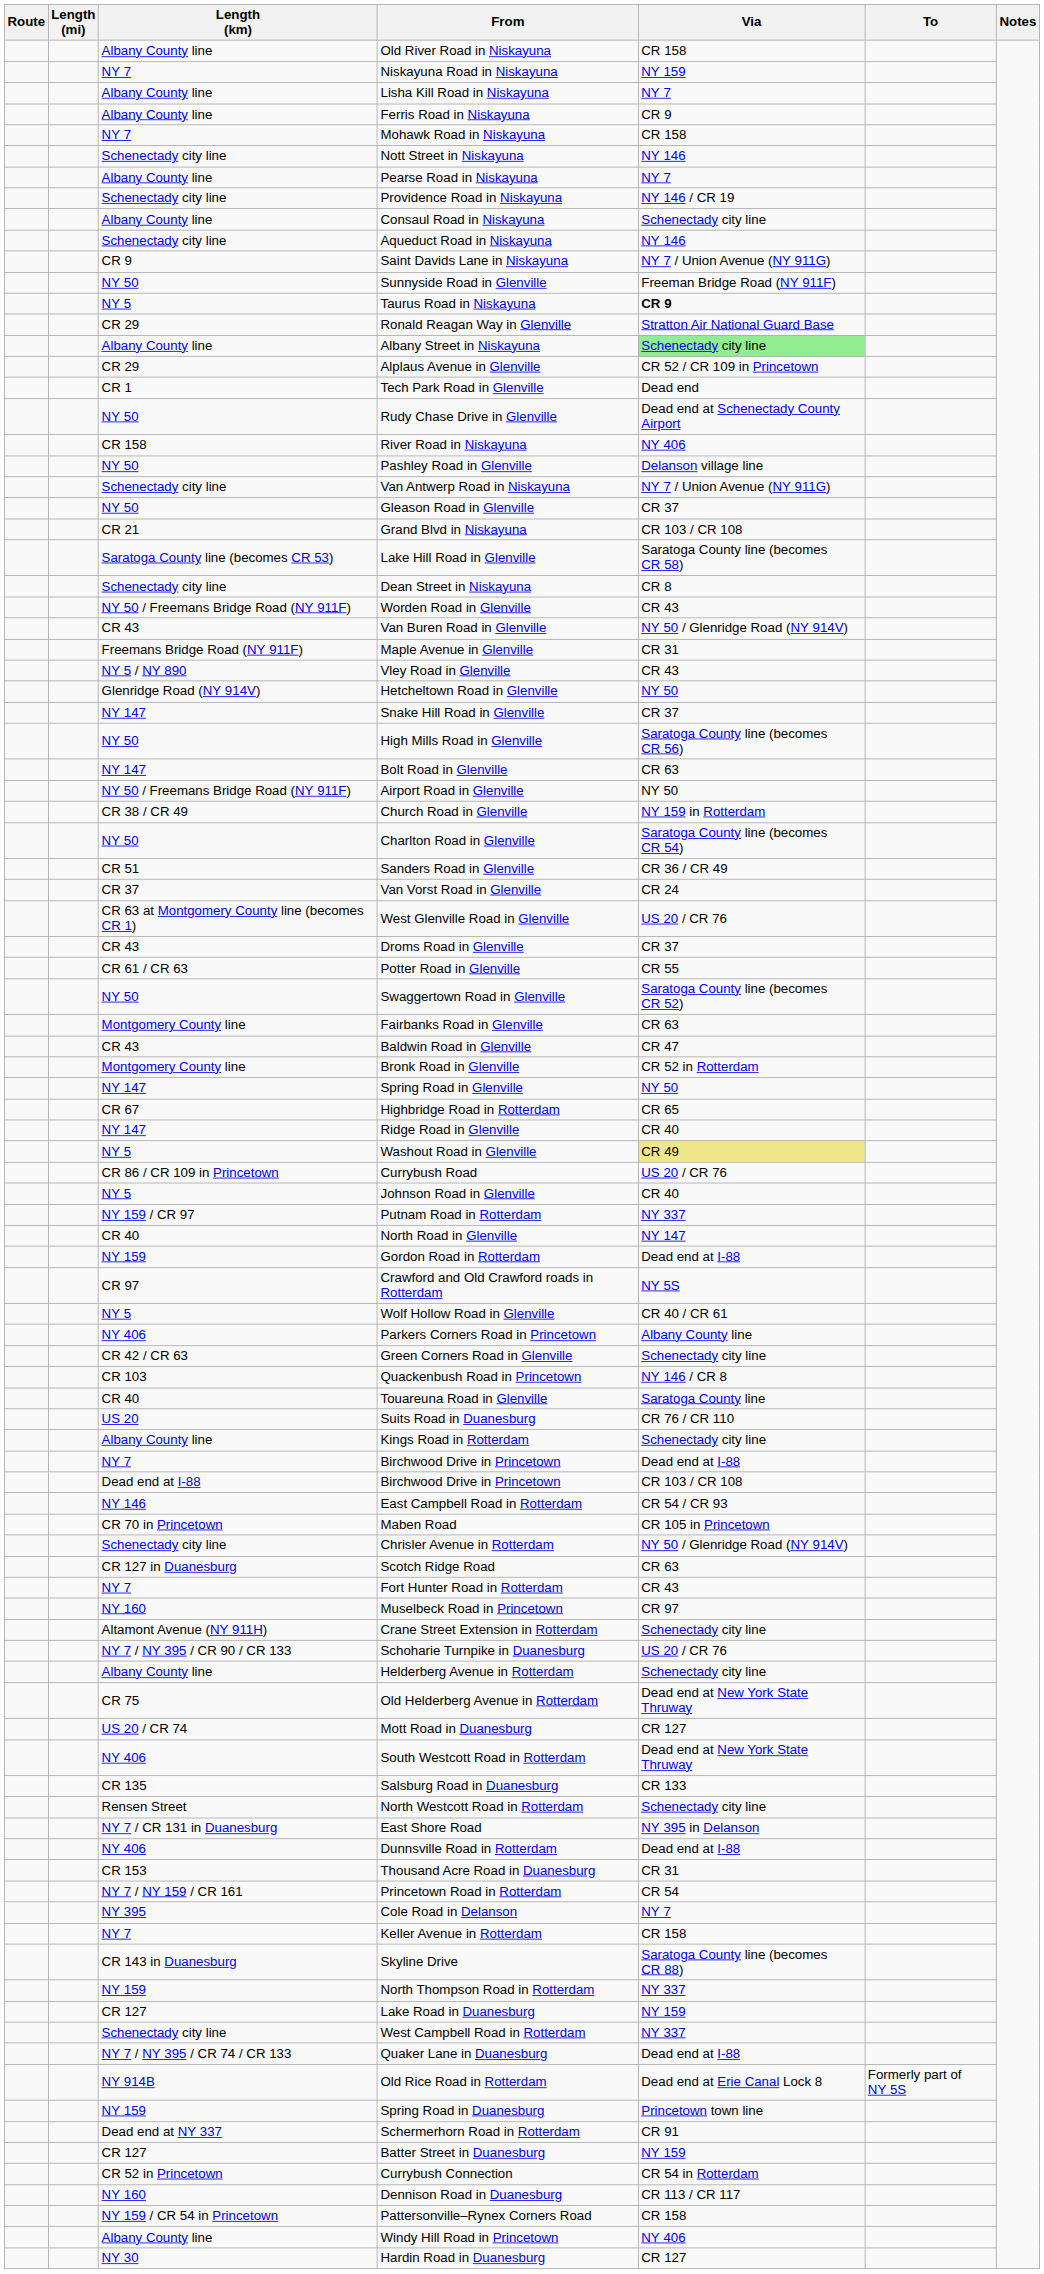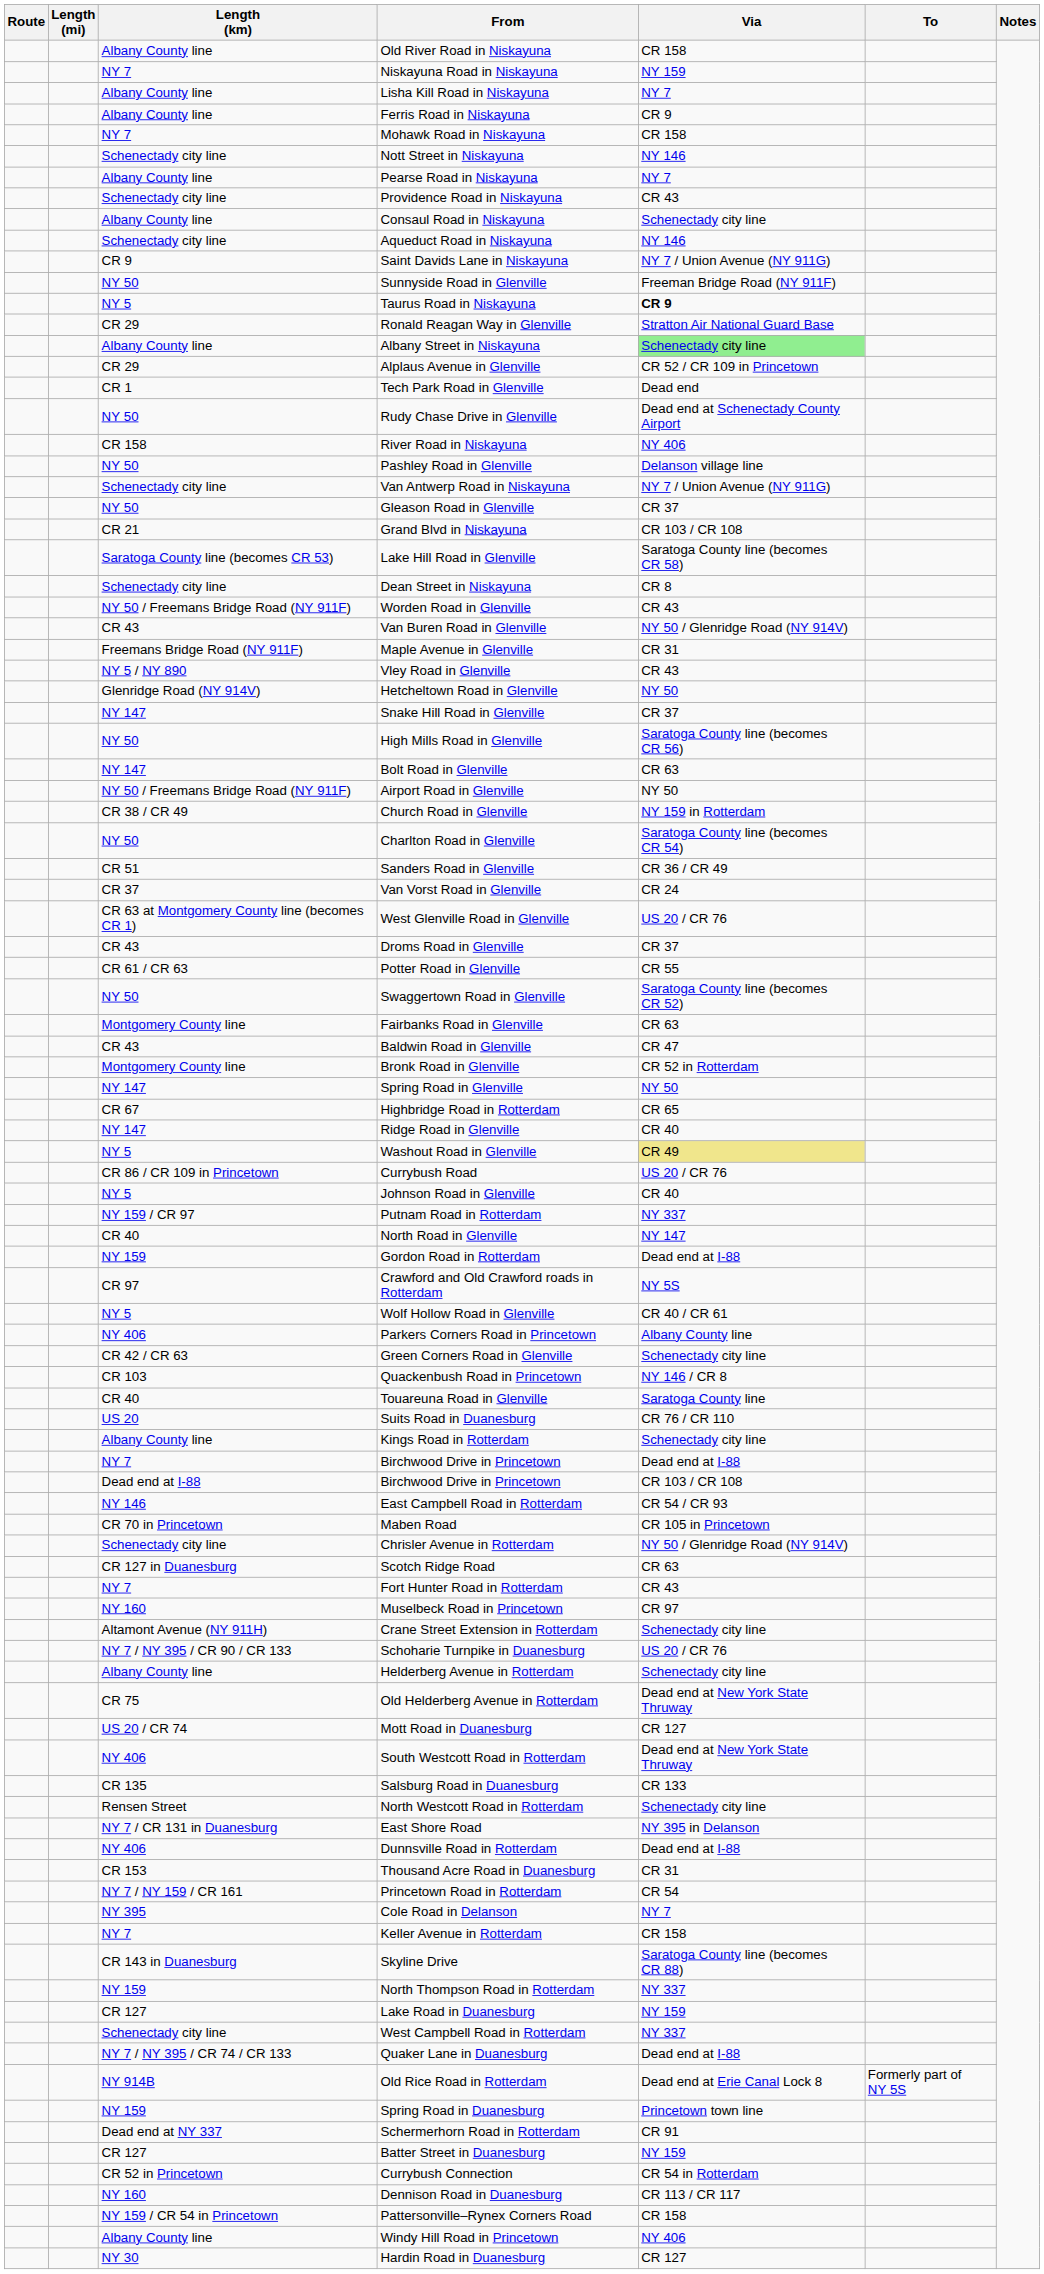(688, 198) NY 146 / CR 19 -> (660, 198) CR 43
